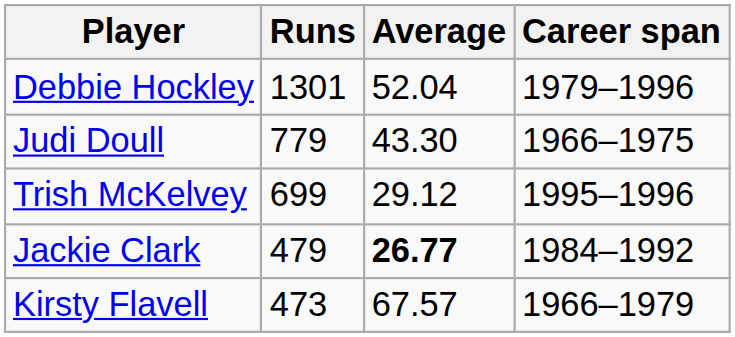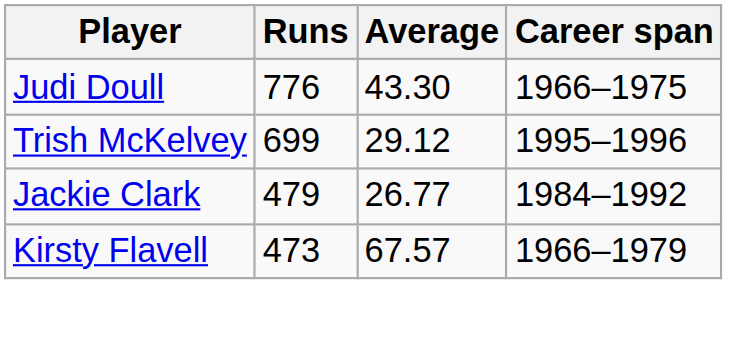- row: (133, 86)
(298, 140) 779 -> (291, 86) 776
(415, 250) bold -> (408, 195) normal
